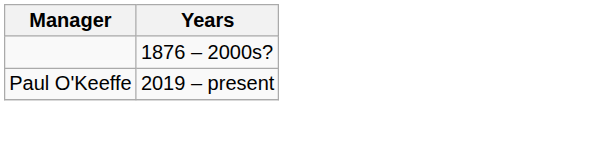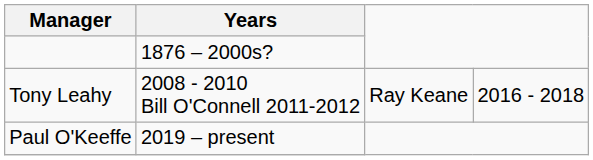+ row: (60, 95)
